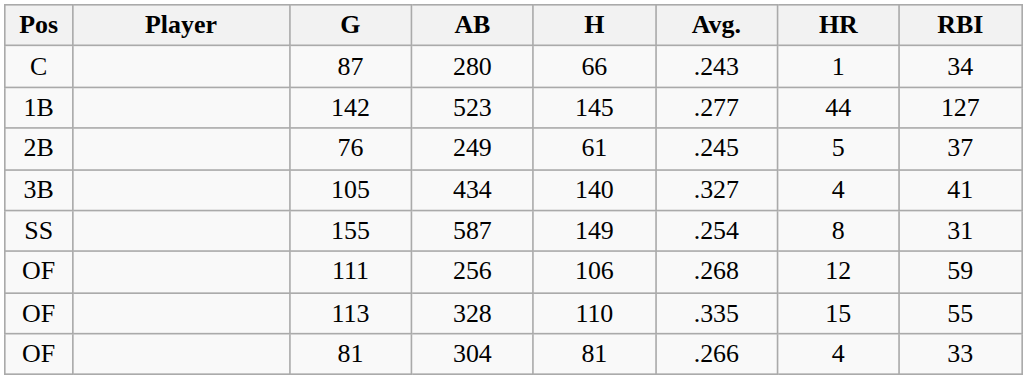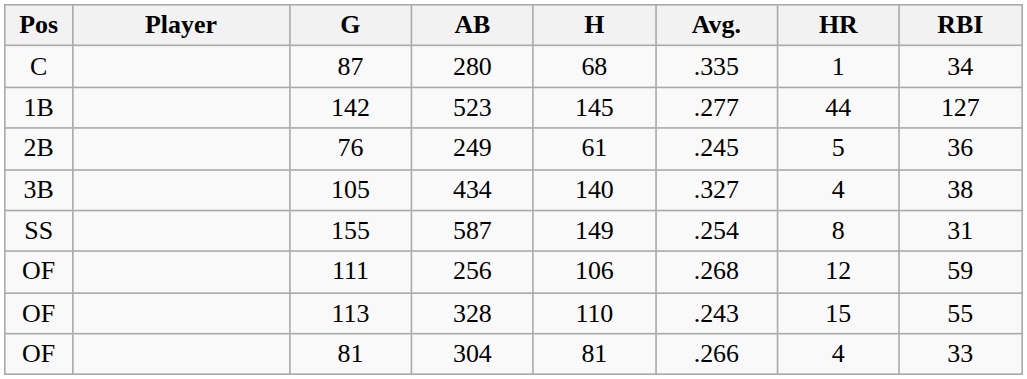(594, 66) 66 -> (594, 66) 68
(716, 66) .243 -> (716, 66) .335
(960, 148) 37 -> (960, 148) 36
(960, 189) 41 -> (960, 189) 38
(716, 312) .335 -> (716, 312) .243
